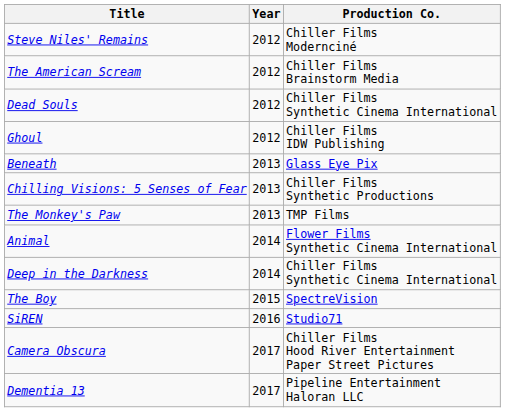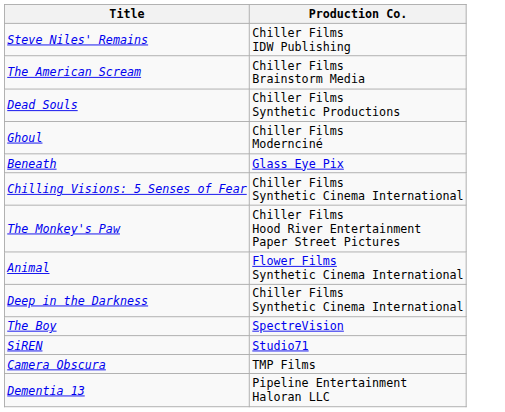- column: (266, 14)
(332, 40) Chiller Films Modernciné -> (302, 40) Chiller Films IDW Publishing
(392, 105) Chiller Films Synthetic Cinema International -> (326, 105) Chiller Films Synthetic Productions
(335, 138) Chiller Films IDW Publishing -> (298, 138) Chiller Films Modernciné
(360, 189) Chiller Films Synthetic Productions -> (358, 189) Chiller Films Synthetic Cinema International
(318, 215) TMP Films -> (337, 228) Chiller Films Hood River Entertainment Paper Street Pictures
(371, 351) Chiller Films Hood River Entertainment Paper Street Pictures -> (284, 364) TMP Films
